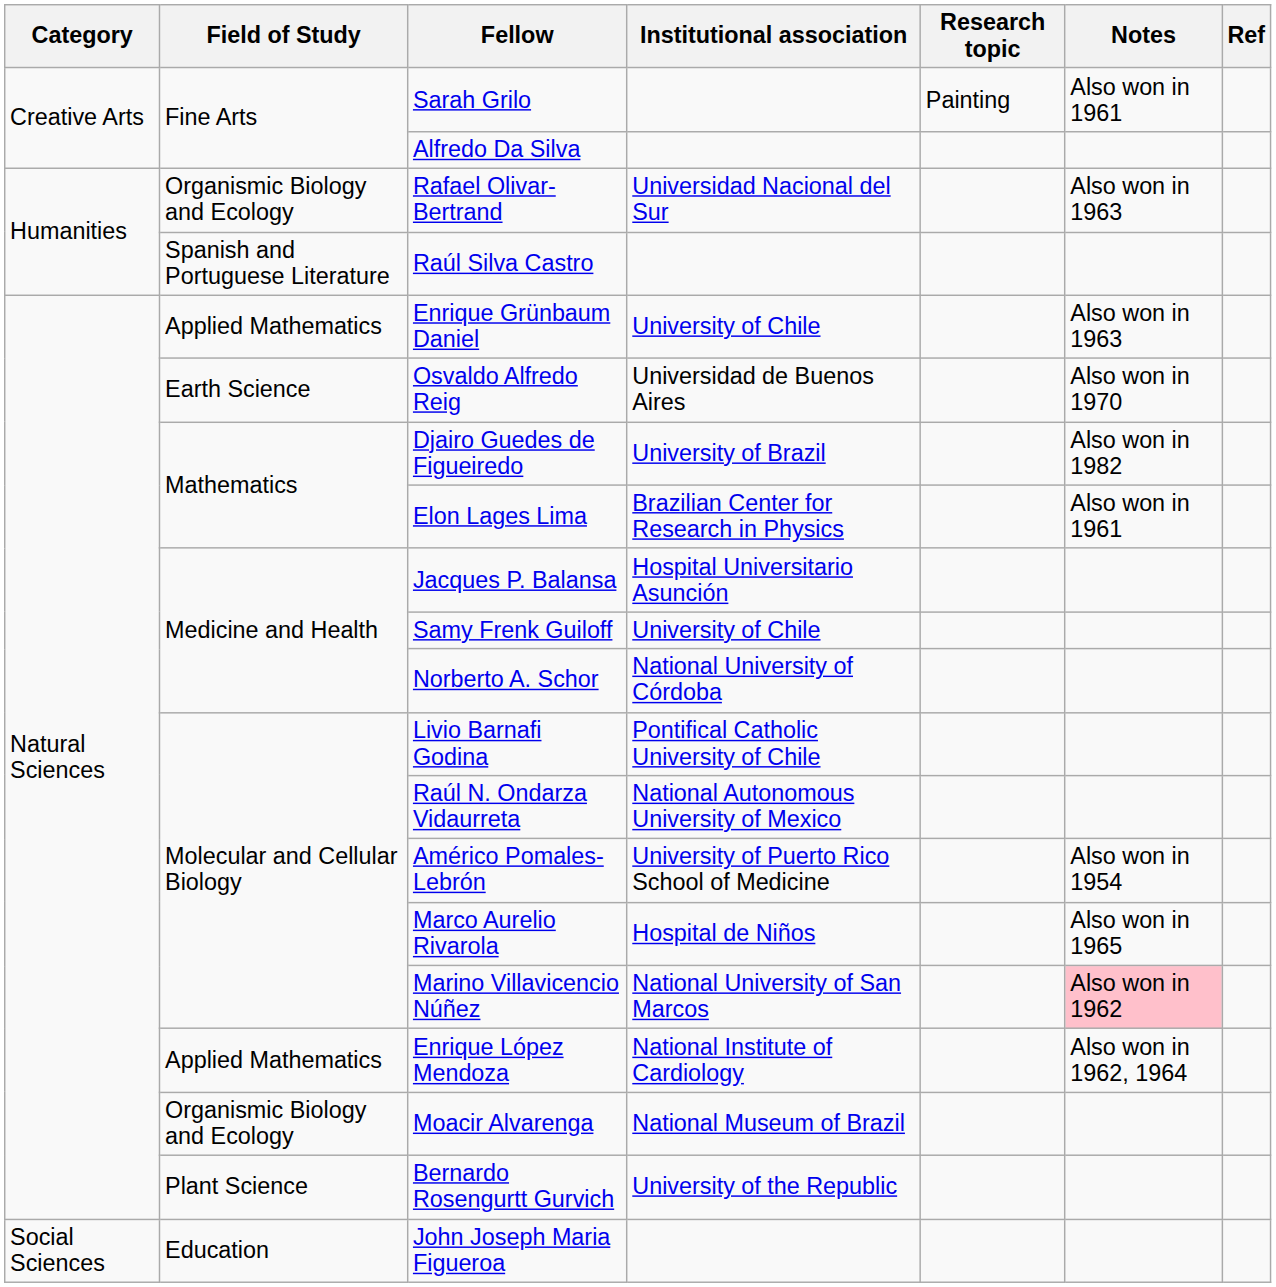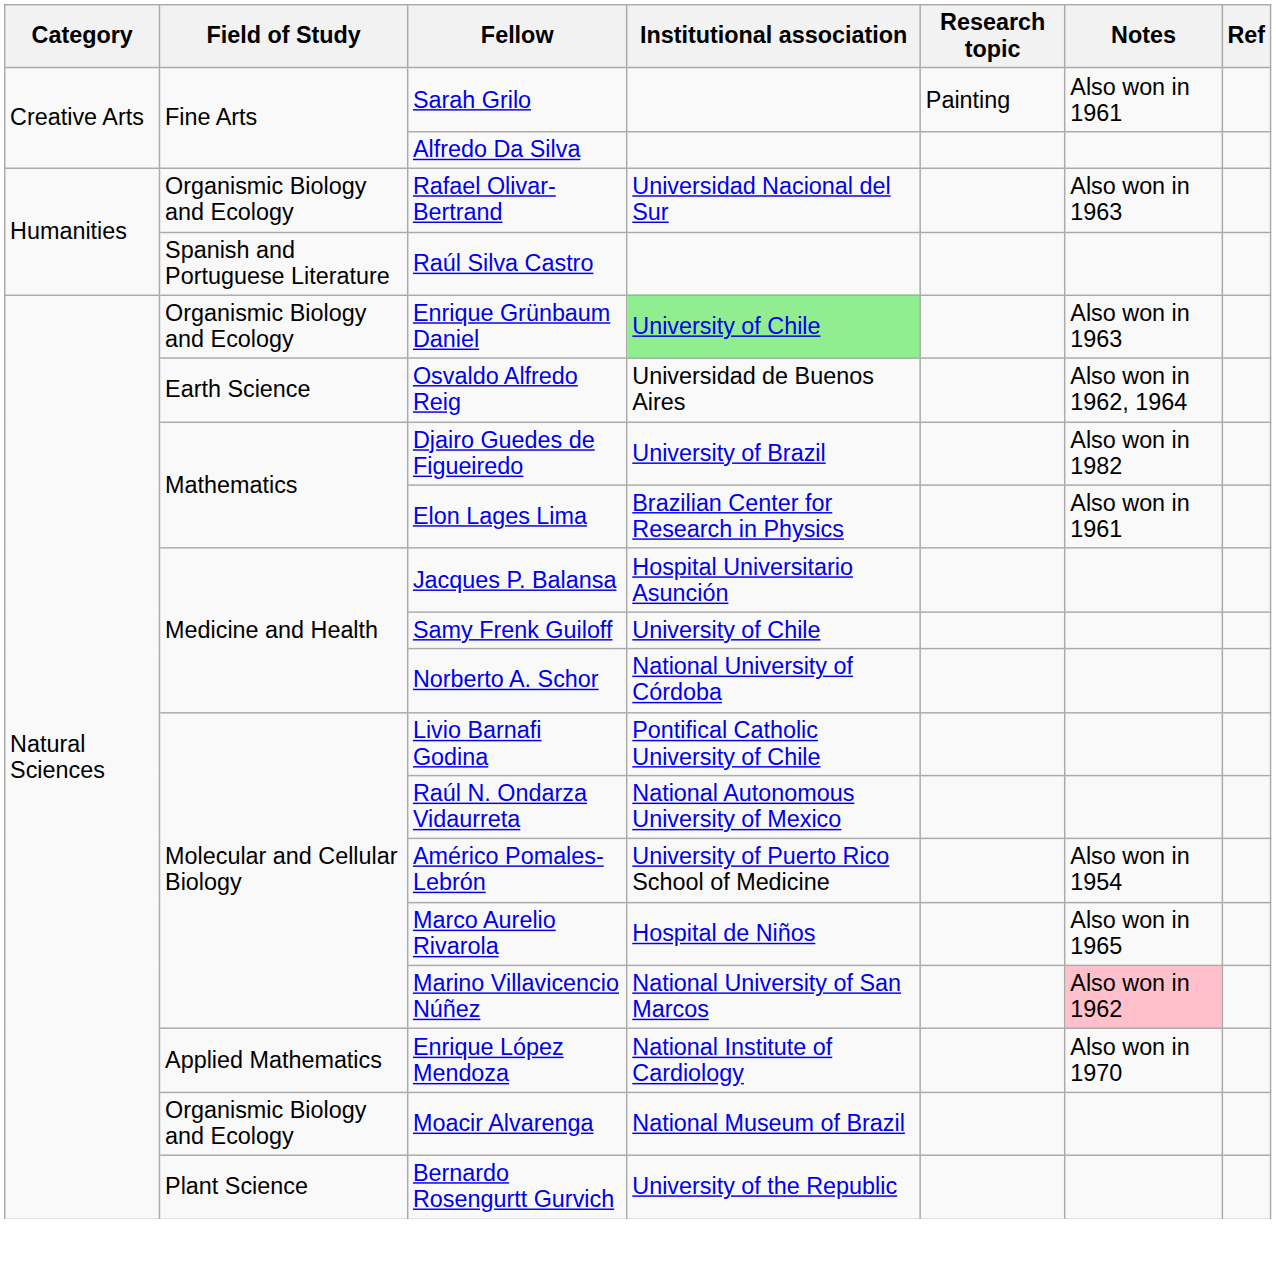(273, 326) Applied Mathematics -> (266, 326) Organismic Biology and Ecology
(726, 326) no background -> (726, 326) lightgreen background
(1130, 389) Also won in 1970 -> (1130, 389) Also won in 1962, 1964
(1130, 1060) Also won in 1962, 1964 -> (1130, 1060) Also won in 1970
- row: (512, 1250)
